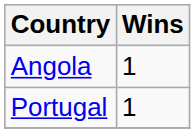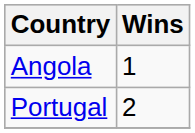(129, 107) 1 -> (129, 107) 2
